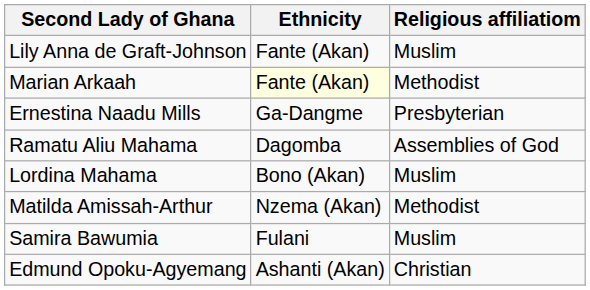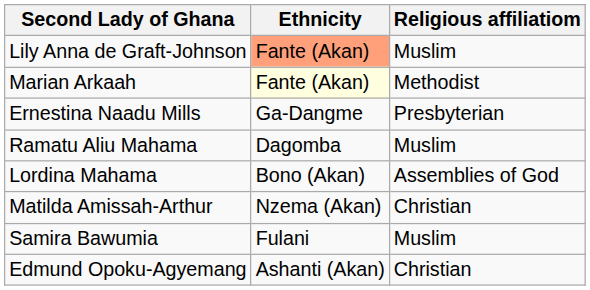(313, 51) no background -> (313, 51) lightsalmon background
(476, 144) Assemblies of God -> (425, 144) Muslim
(425, 176) Muslim -> (476, 176) Assemblies of God
(436, 207) Methodist -> (433, 207) Christian
